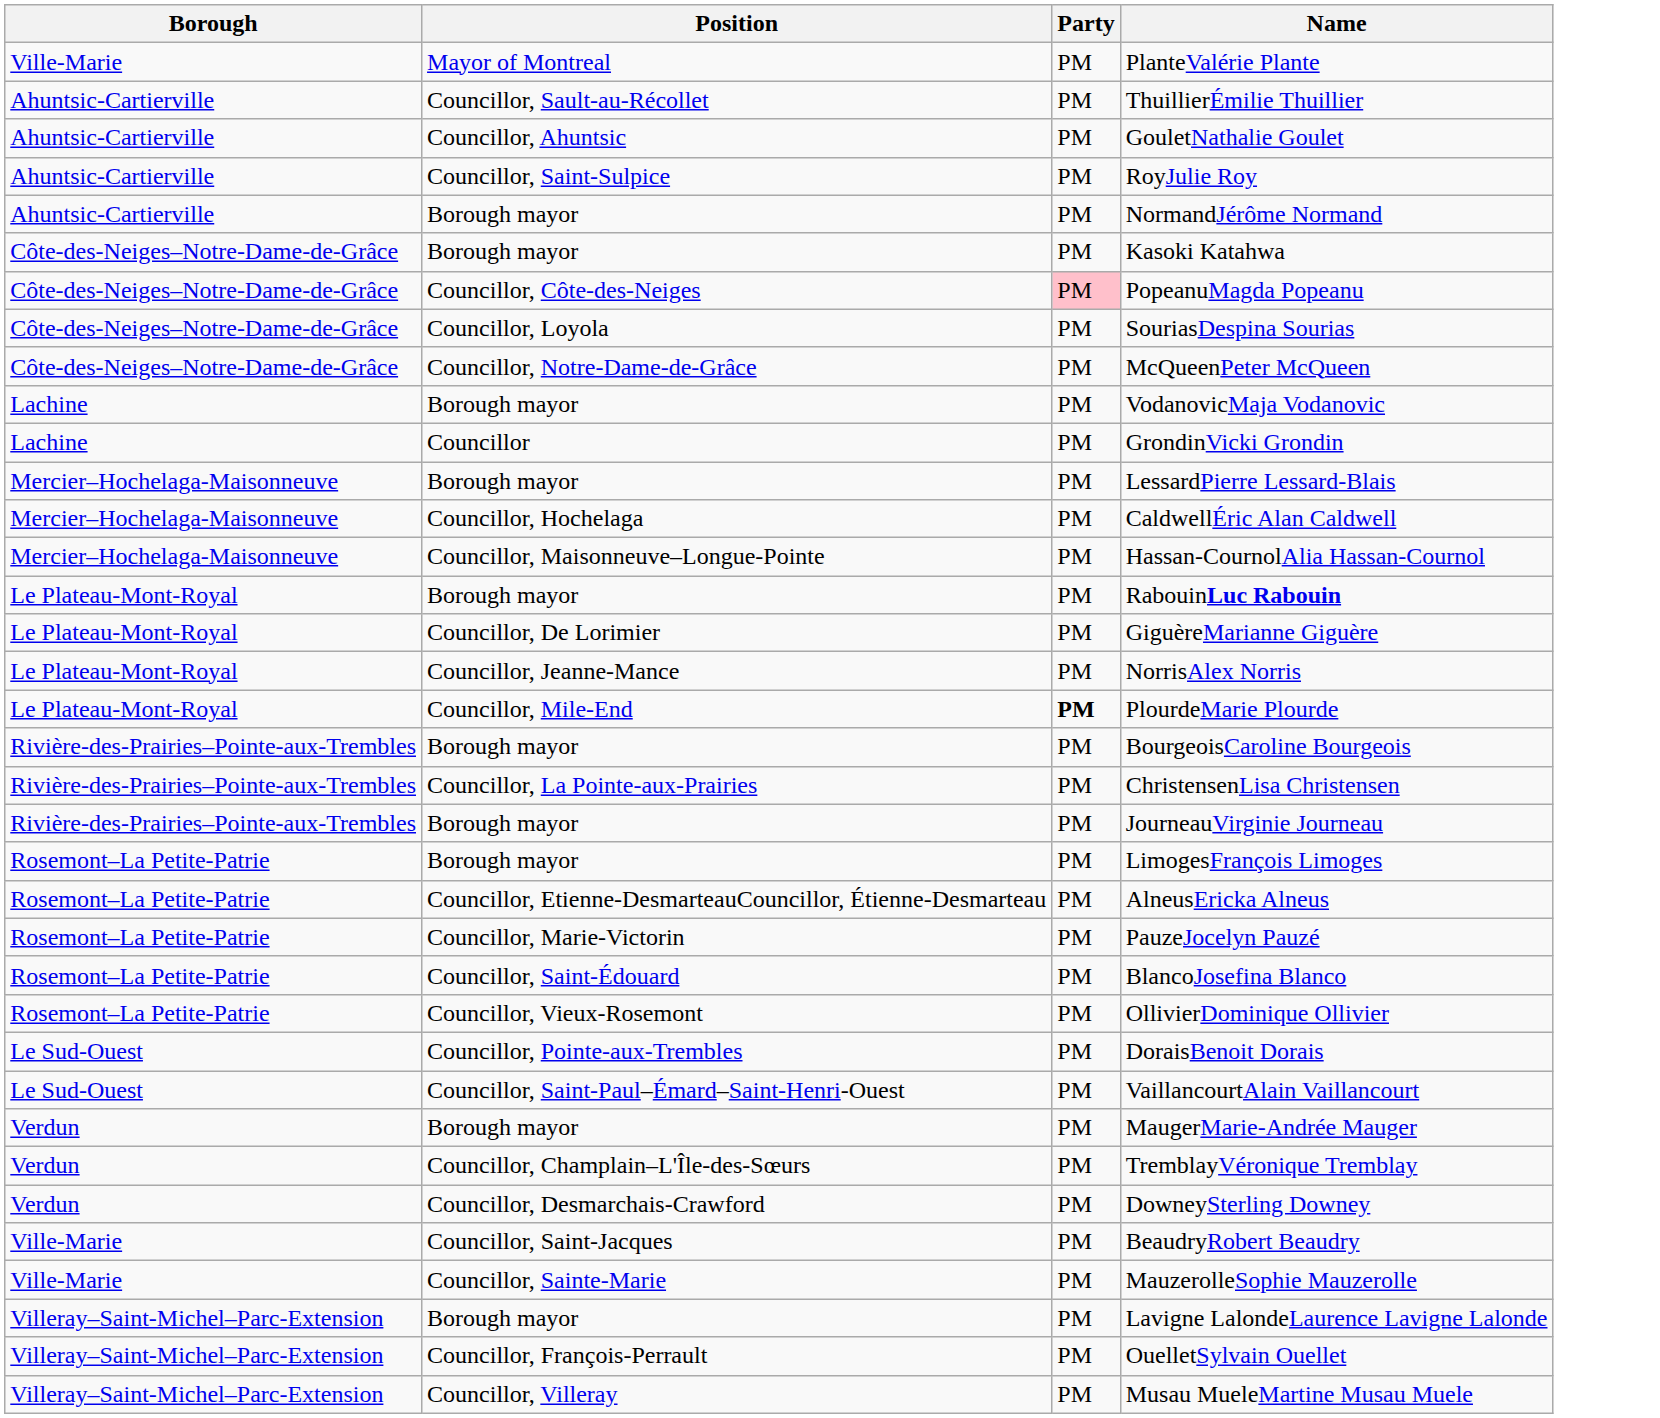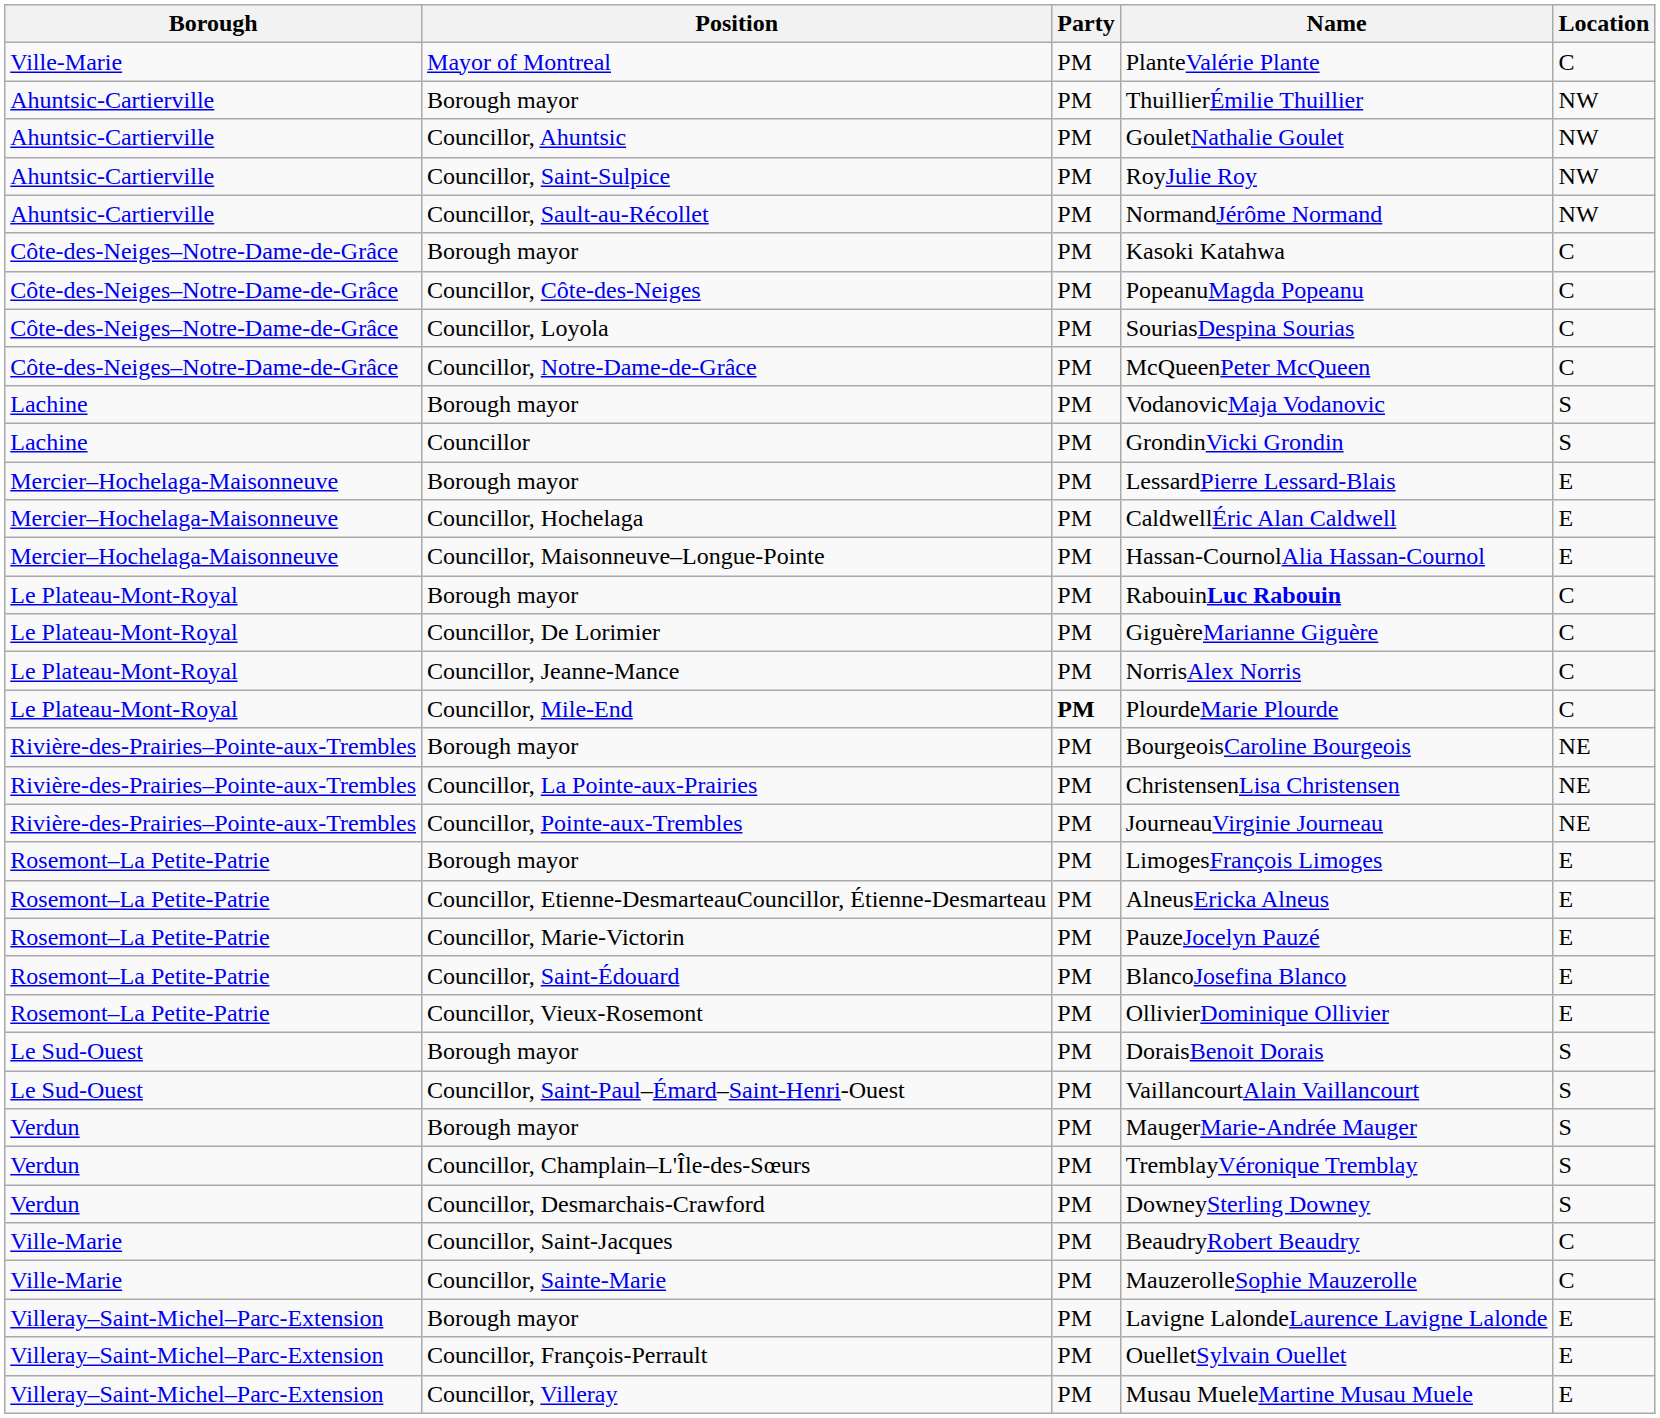+ column: (1604, 23)
(568, 99) Councillor, Sault-au-Récollet -> (503, 99) Borough mayor
(503, 213) Borough mayor -> (568, 213) Councillor, Sault-au-Récollet
(1078, 289) pink background -> (1078, 289) no background
(503, 822) Borough mayor -> (585, 822) Councillor, Pointe-aux-Trembles
(585, 1051) Councillor, Pointe-aux-Trembles -> (503, 1051) Borough mayor
